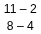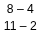rows swapped: (20, 9) <-> (20, 25)
